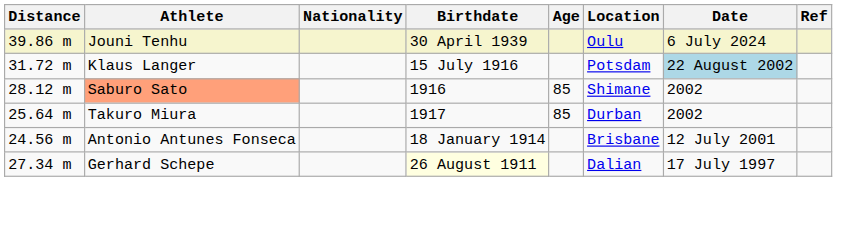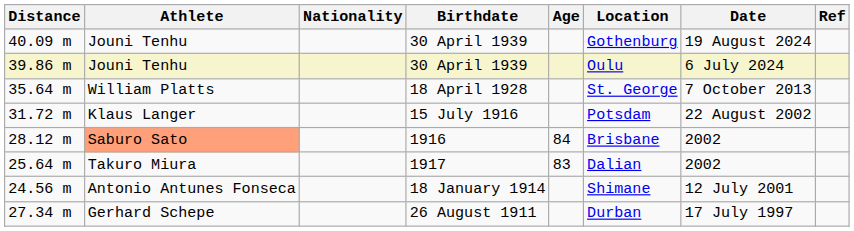+ row: (40, 41)
+ row: (40, 91)
(730, 66) lightblue background -> (748, 115) no background
(562, 91) 85 -> (562, 140) 84
(619, 91) Shimane -> (623, 140) Brisbane
(562, 115) 85 -> (562, 164) 83
(614, 115) Durban -> (614, 164) Dalian
(623, 140) Brisbane -> (619, 189) Shimane
(473, 164) lightyellow background -> (473, 213) no background
(614, 164) Dalian -> (614, 213) Durban
